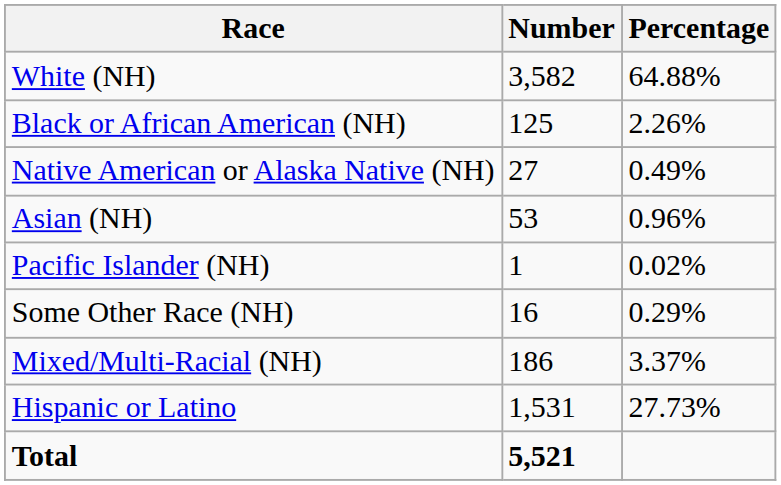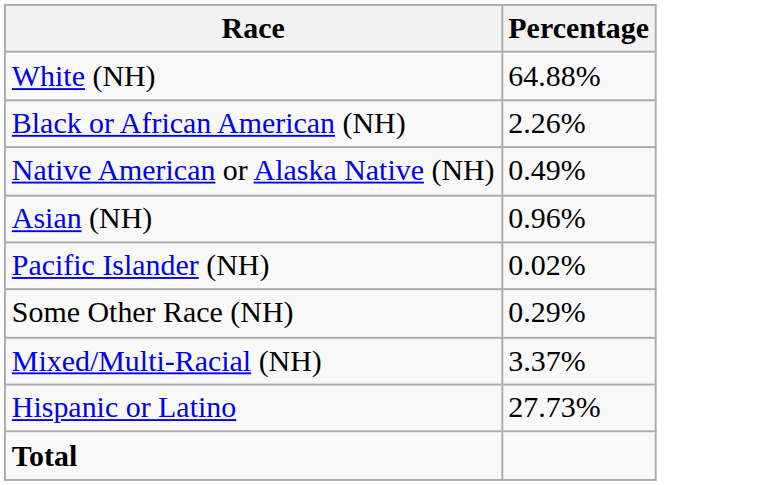- column: (562, 28)
